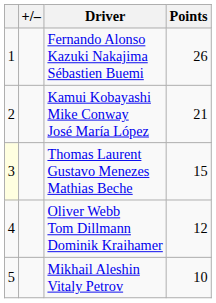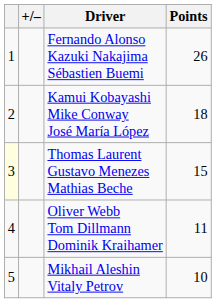(200, 114) 21 -> (200, 114) 18
(200, 229) 12 -> (201, 229) 11
